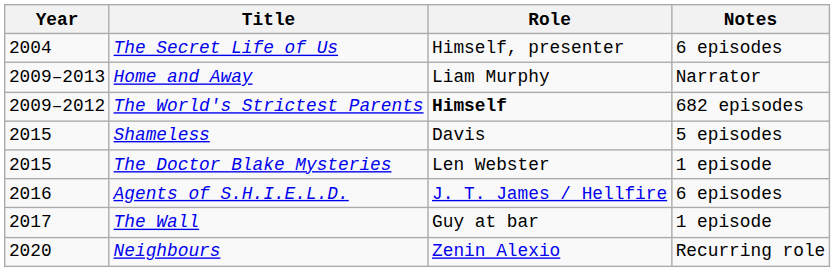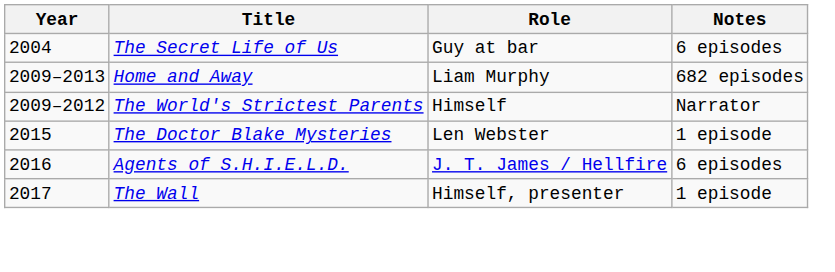(528, 48) Himself, presenter -> (485, 48) Guy at bar
(718, 77) Narrator -> (740, 77) 682 episodes
(469, 106) bold -> (469, 106) normal
(740, 106) 682 episodes -> (718, 106) Narrator
- row: (162, 135)
(485, 222) Guy at bar -> (528, 193) Himself, presenter
- row: (167, 251)
